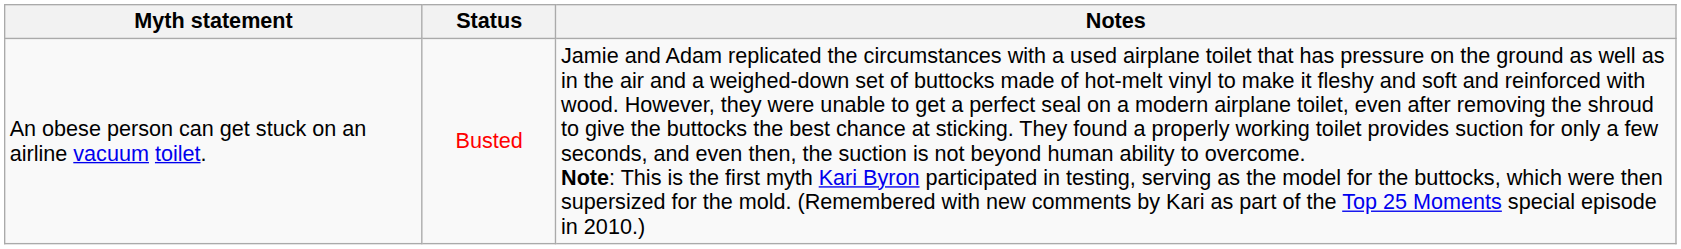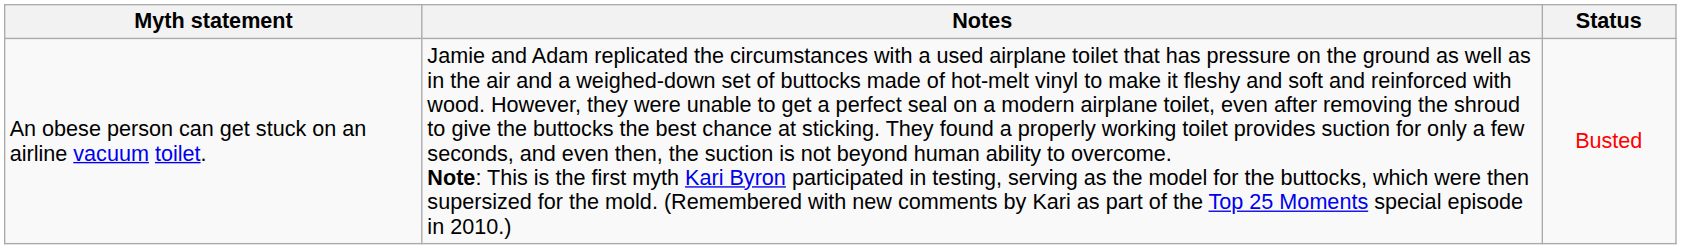columns swapped: (489, 21) <-> (1116, 21)
